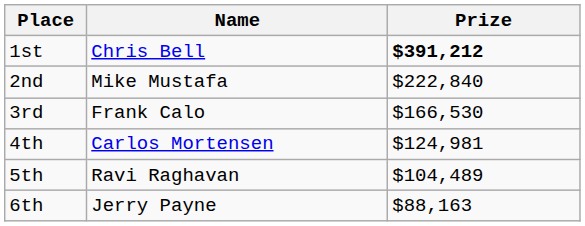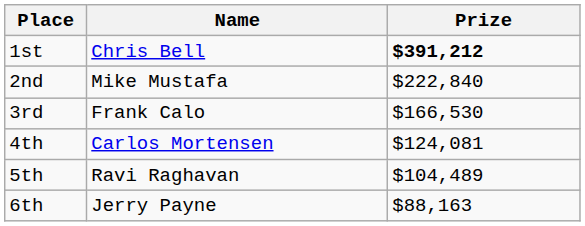(438, 144) $124,981 -> (438, 144) $124,081
